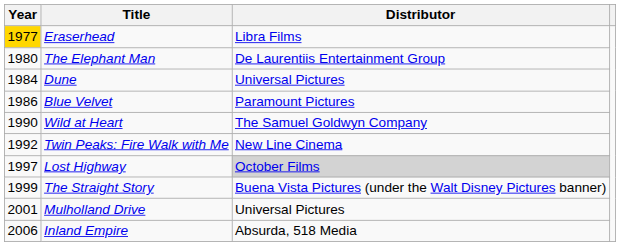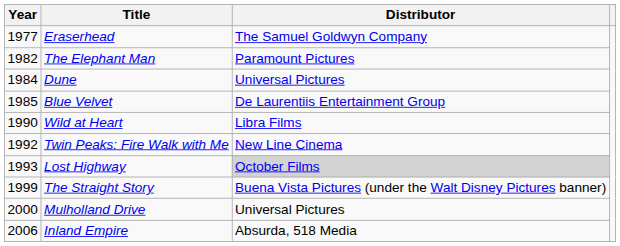(23, 36) gold background -> (23, 36) no background
(268, 36) Libra Films -> (331, 36) The Samuel Goldwyn Company
(23, 58) 1980 -> (23, 58) 1982
(340, 58) De Laurentiis Entertainment Group -> (295, 58) Paramount Pictures
(23, 101) 1986 -> (23, 101) 1985
(295, 101) Paramount Pictures -> (340, 101) De Laurentiis Entertainment Group
(331, 123) The Samuel Goldwyn Company -> (268, 123) Libra Films
(23, 166) 1997 -> (23, 166) 1993
(23, 209) 2001 -> (23, 209) 2000
